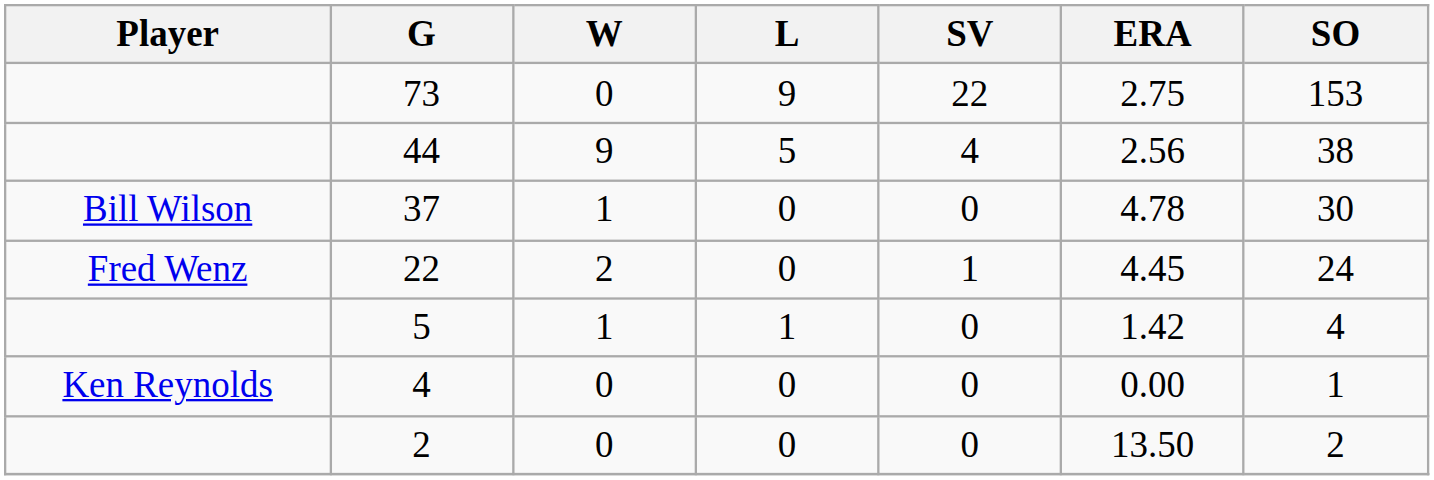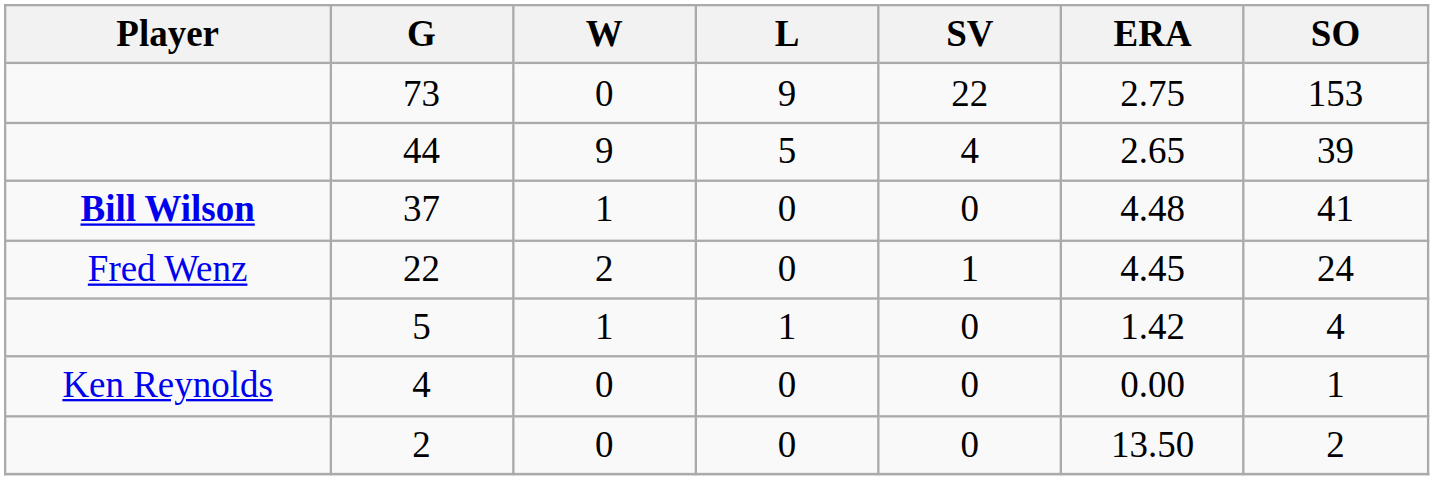(1153, 151) 2.56 -> (1153, 151) 2.65
(1335, 151) 38 -> (1335, 151) 39
(168, 209) normal -> (168, 209) bold
(1153, 209) 4.78 -> (1153, 209) 4.48
(1335, 209) 30 -> (1335, 209) 41
